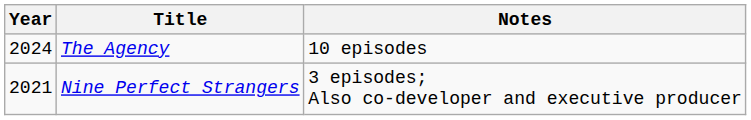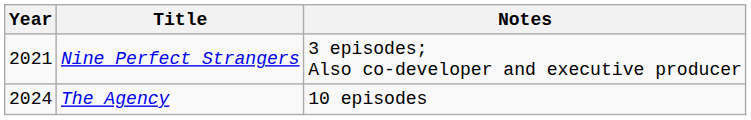rows swapped: (180, 89) <-> (115, 49)
